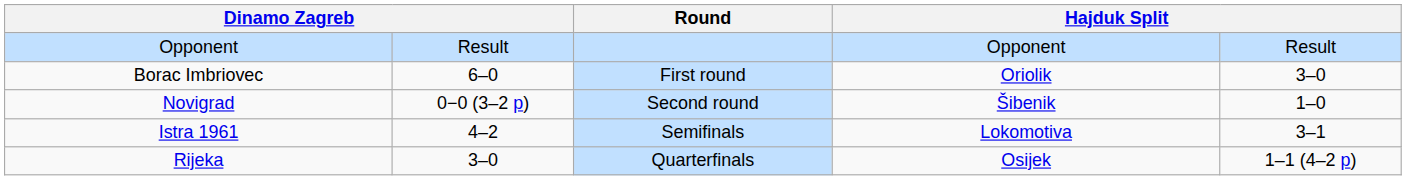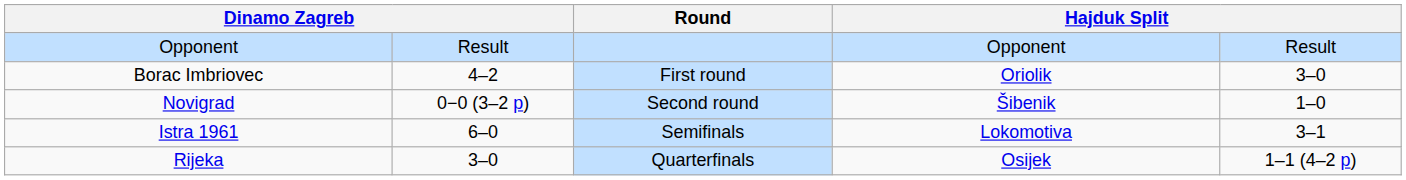(483, 75) 6–0 -> (483, 75) 4–2
(483, 132) 4–2 -> (483, 132) 6–0
